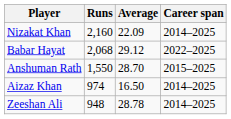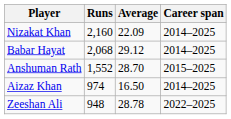(189, 50) 2022–2025 -> (189, 50) 2014–2025
(100, 68) 1,550 -> (100, 68) 1,552
(189, 104) 2014–2025 -> (189, 104) 2022–2025
